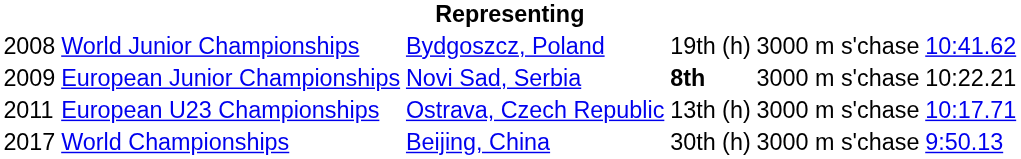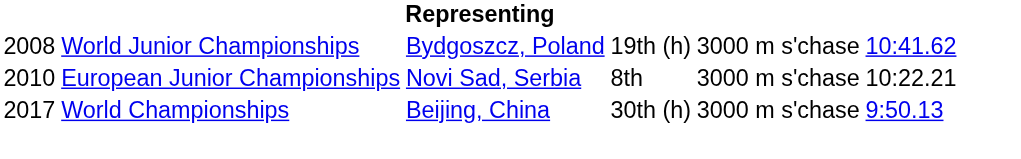(29, 78) 2009 -> (29, 78) 2010
(688, 78) bold -> (627, 78) normal
- row: (220, 110)
